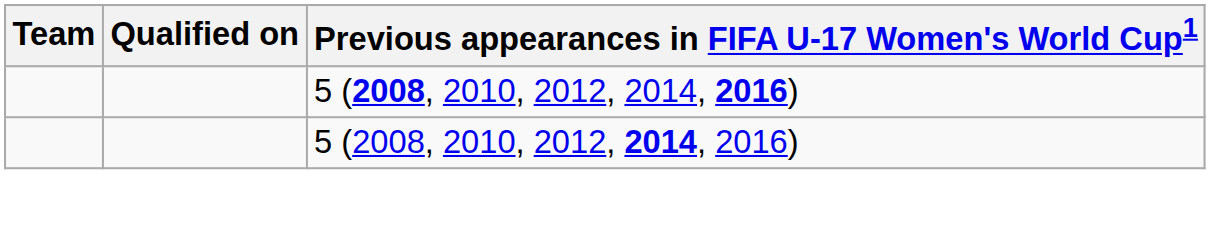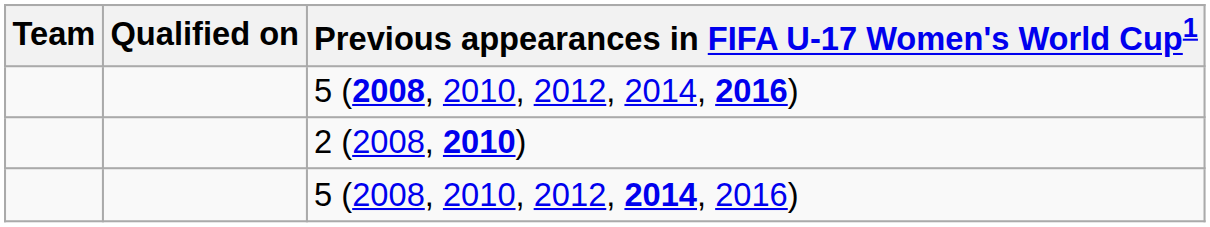+ row: (54, 143)
